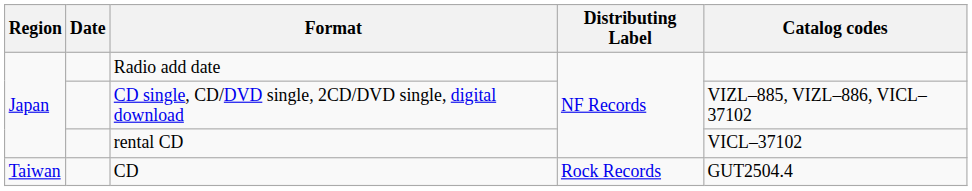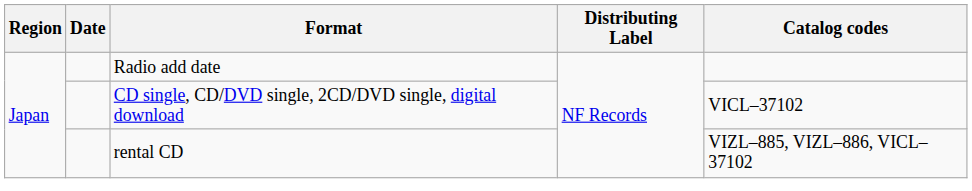(817, 104) VIZL–885, VIZL–886, VICL–37102 -> (756, 104) VICL–37102
(755, 143) VICL–37102 -> (818, 153) VIZL–885, VIZL–886, VICL–37102
- row: (126, 171)
